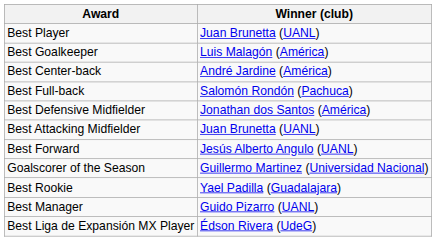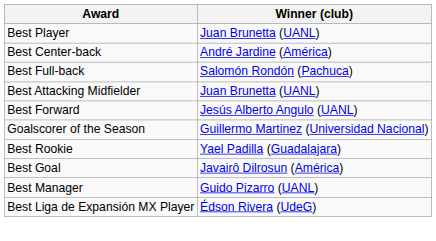- row: (52, 52)
- row: (76, 110)
+ row: (34, 168)
